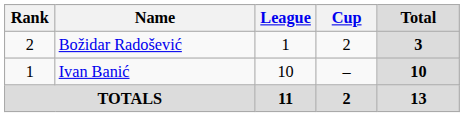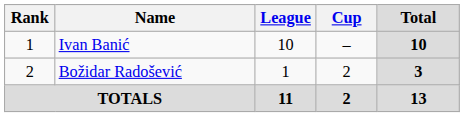rows swapped: (94, 71) <-> (120, 44)
